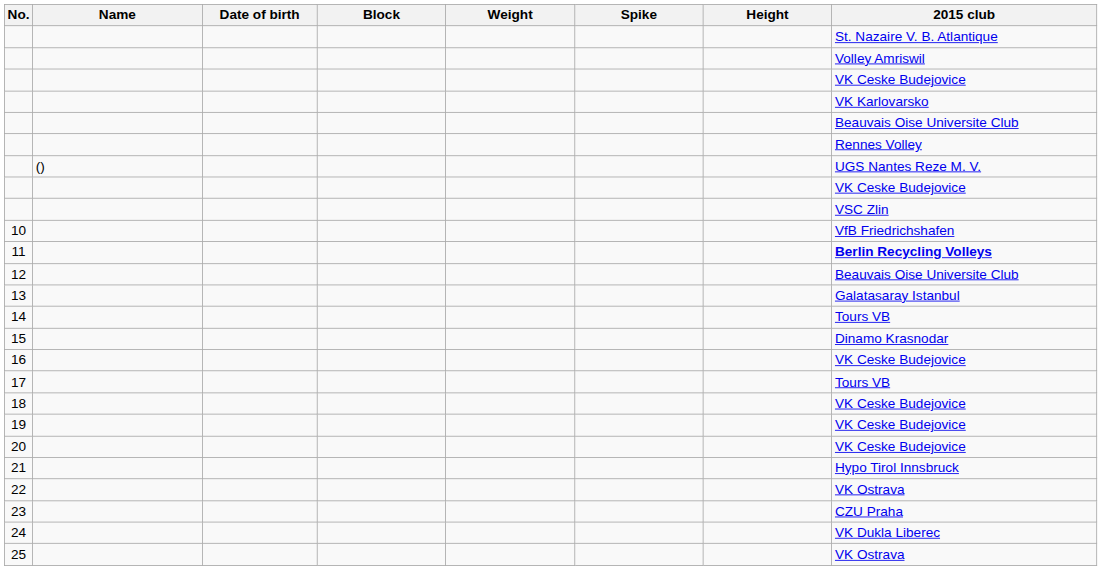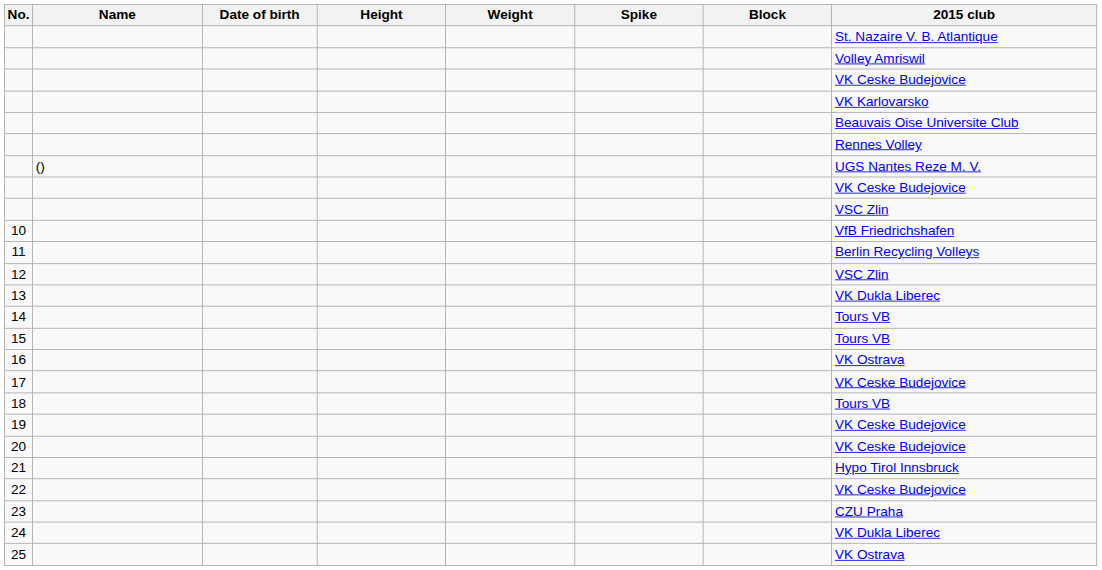columns swapped: (767, 15) <-> (381, 15)
(913, 252) bold -> (907, 252) normal
(927, 274) Beauvais Oise Universite Club -> (862, 274) VSC Zlin
(897, 295) Galatasaray Istanbul -> (887, 295) VK Dukla Liberec
(892, 338) Dinamo Krasnodar -> (863, 338) Tours VB
(900, 360) VK Ceske Budejovice -> (870, 360) VK Ostrava
(863, 381) Tours VB -> (900, 381) VK Ceske Budejovice
(900, 403) VK Ceske Budejovice -> (863, 403) Tours VB
(870, 489) VK Ostrava -> (900, 489) VK Ceske Budejovice
